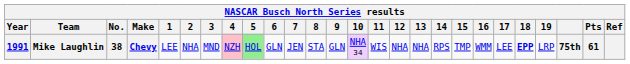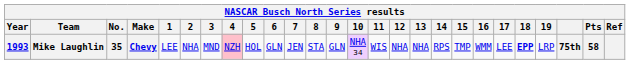(18, 46) 1991 -> (18, 46) 1993
(117, 46) 38 -> (117, 46) 35
(253, 46) lightgreen background -> (253, 46) no background
(594, 46) 61 -> (594, 46) 58
